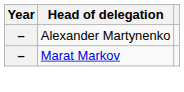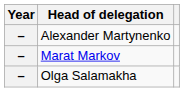+ row: (89, 76)
